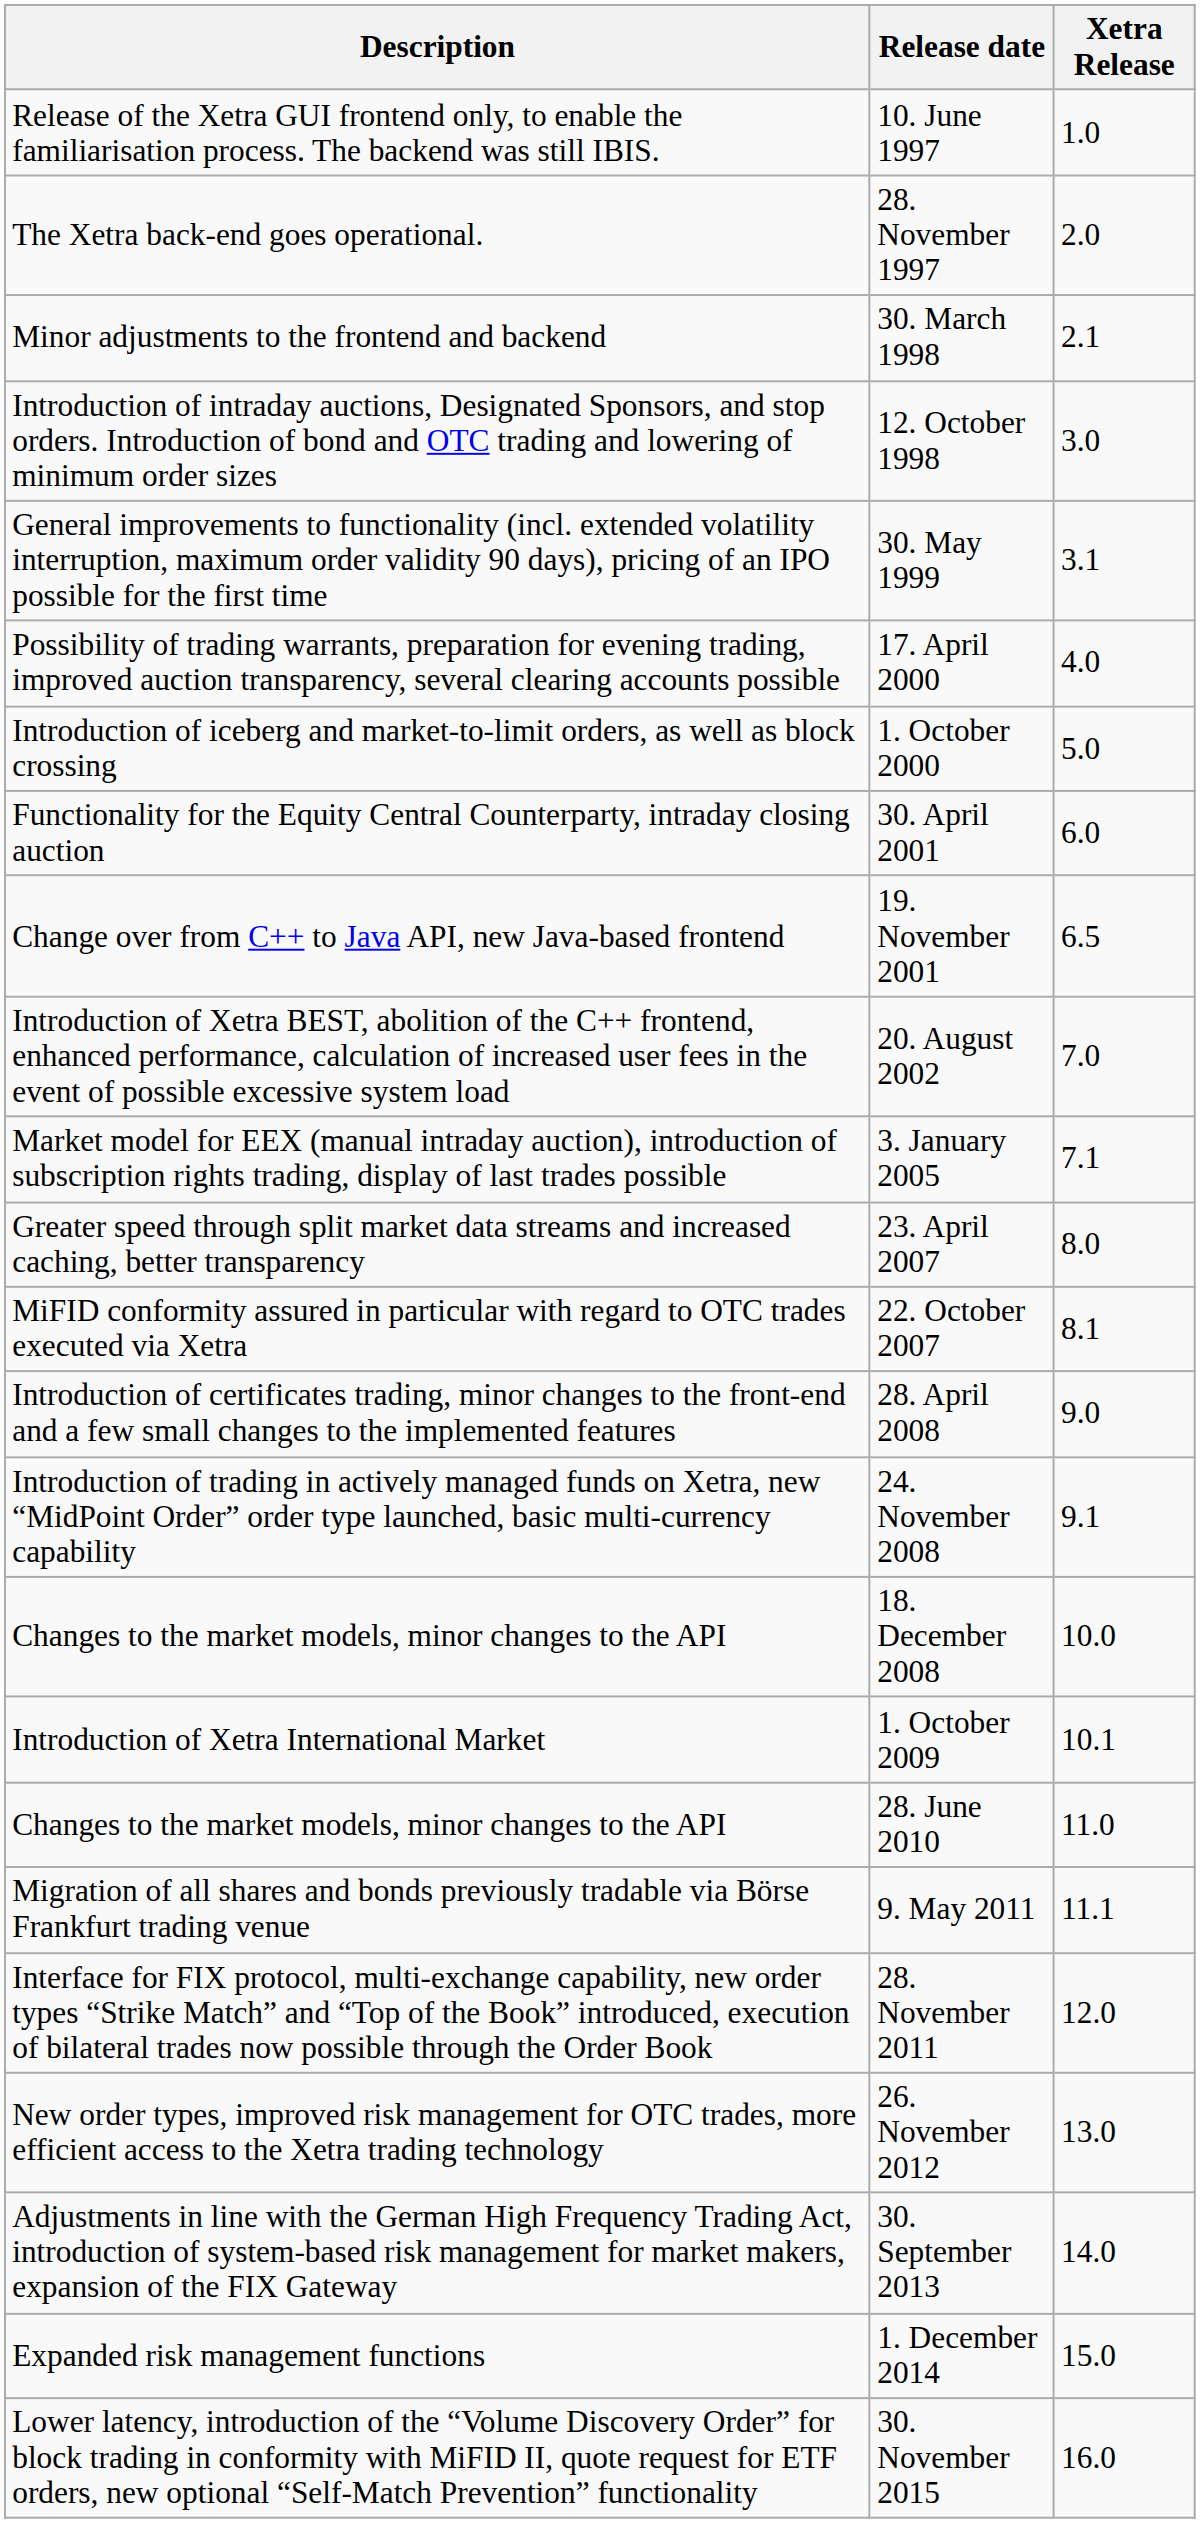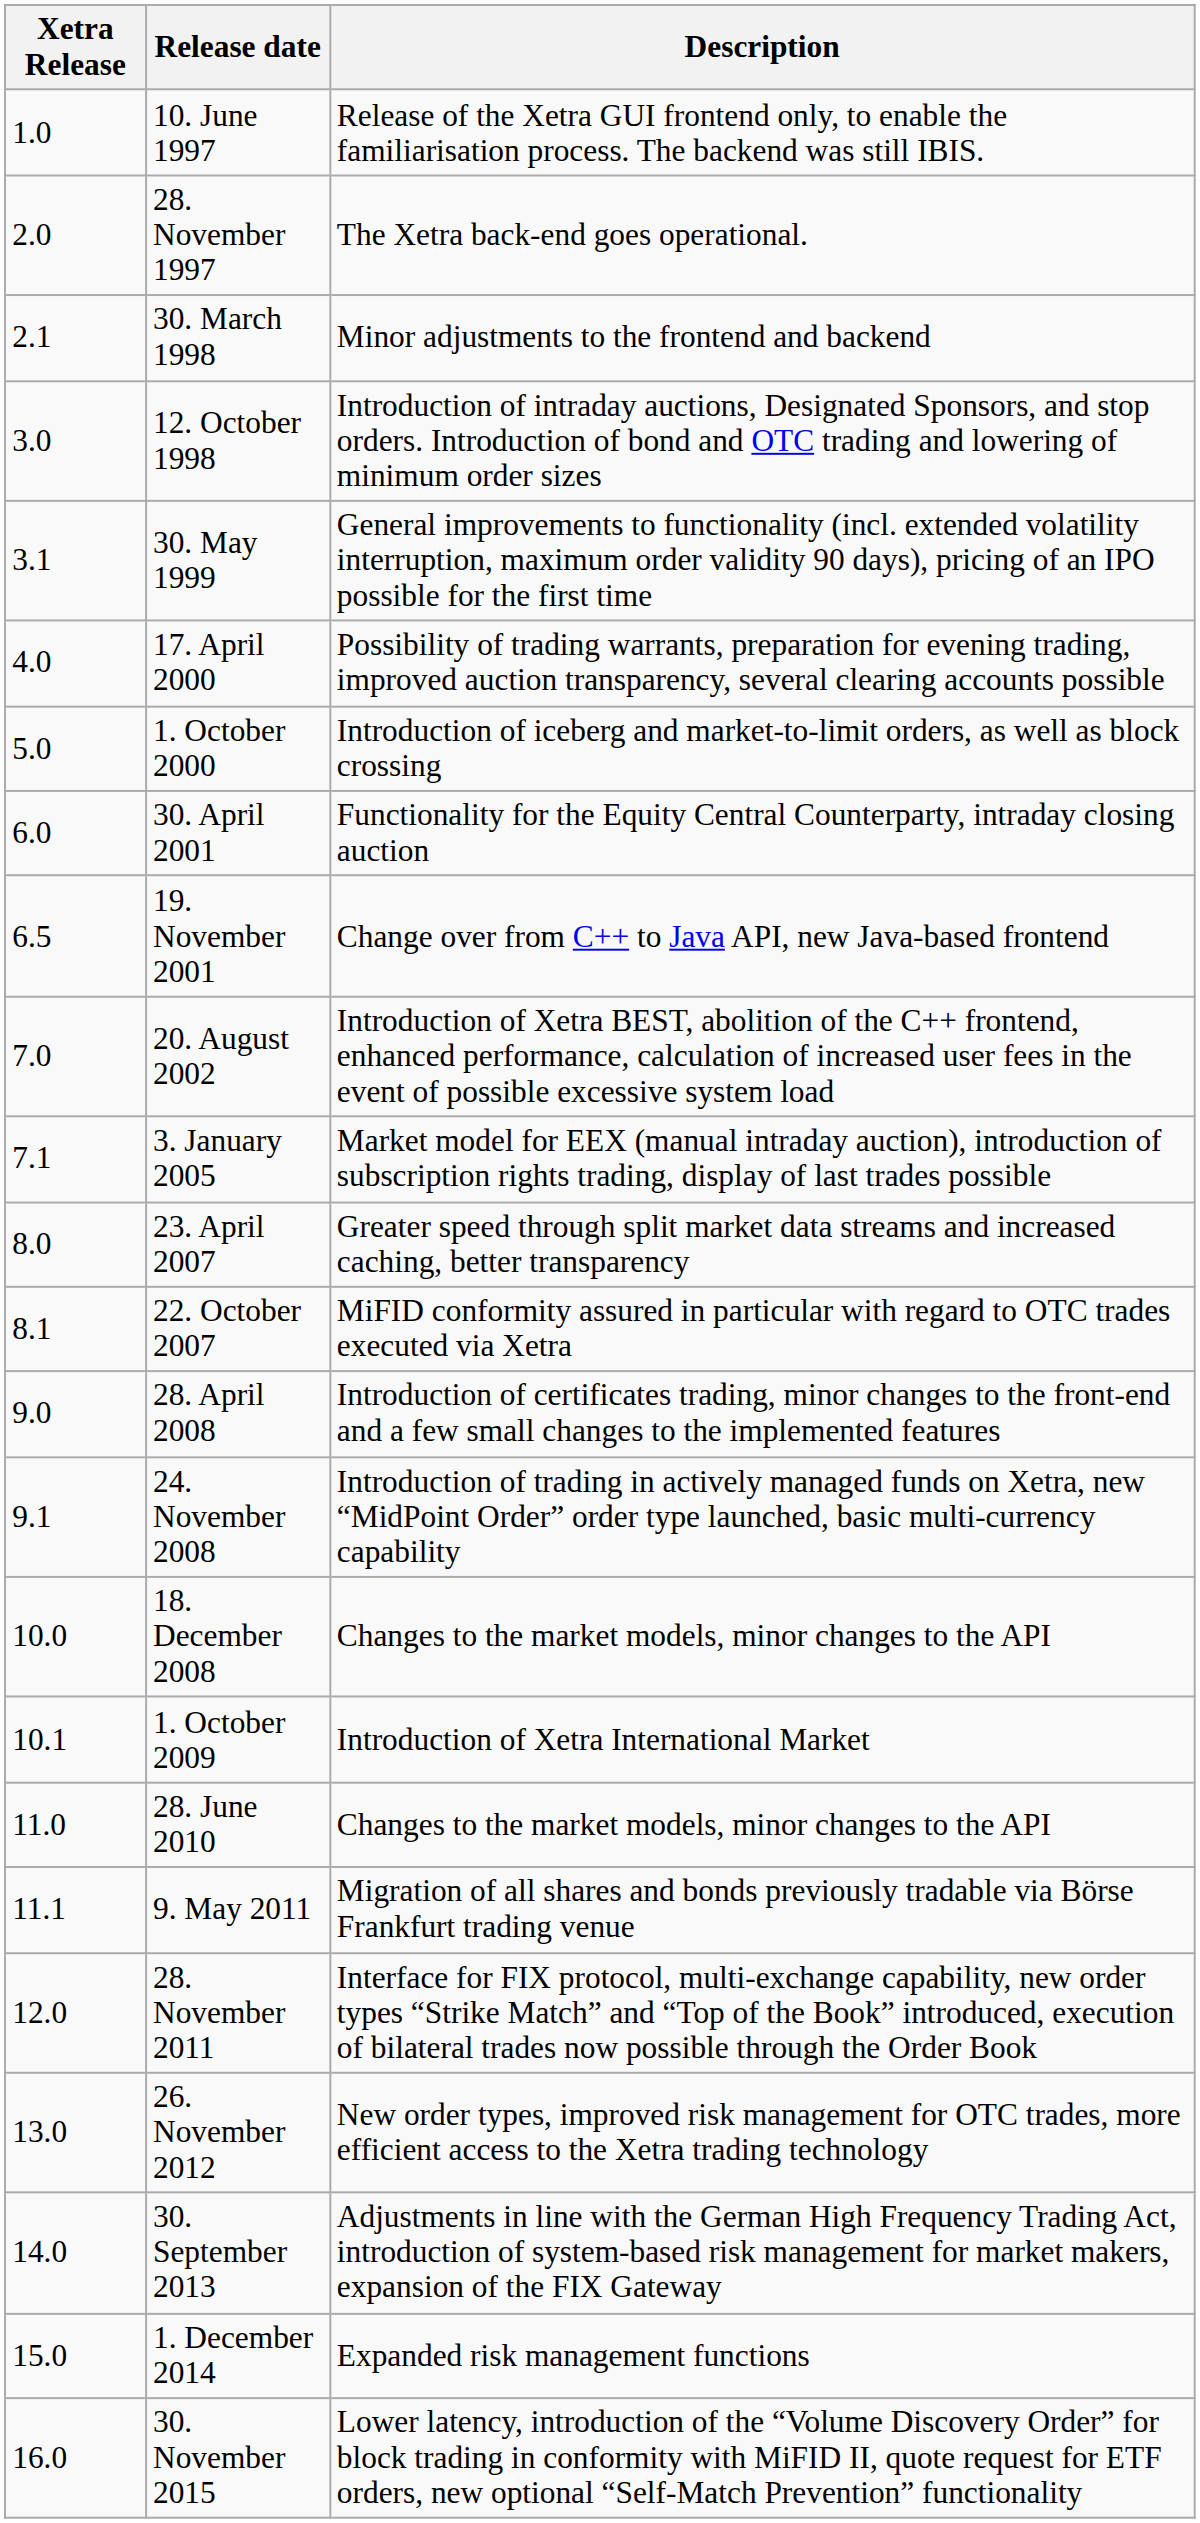columns swapped: (1124, 47) <-> (437, 47)
